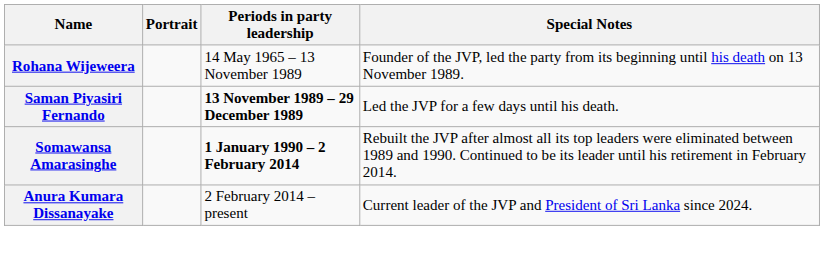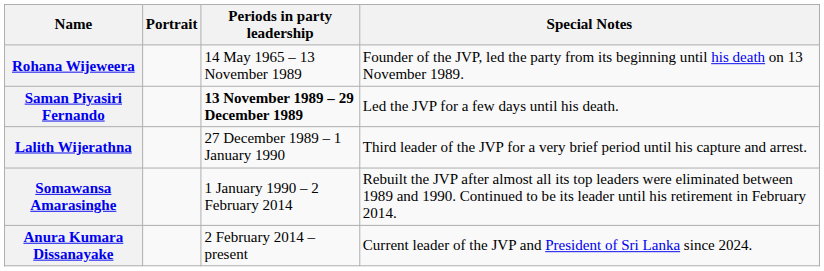+ row: (73, 147)
(265, 155) bold -> (262, 196) normal
